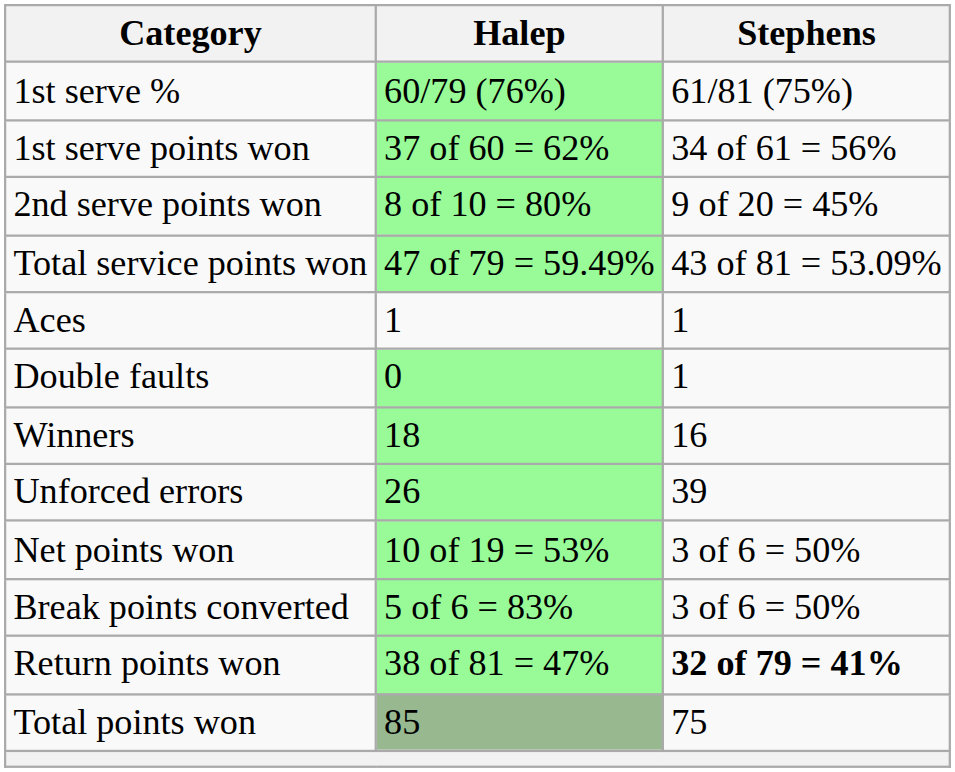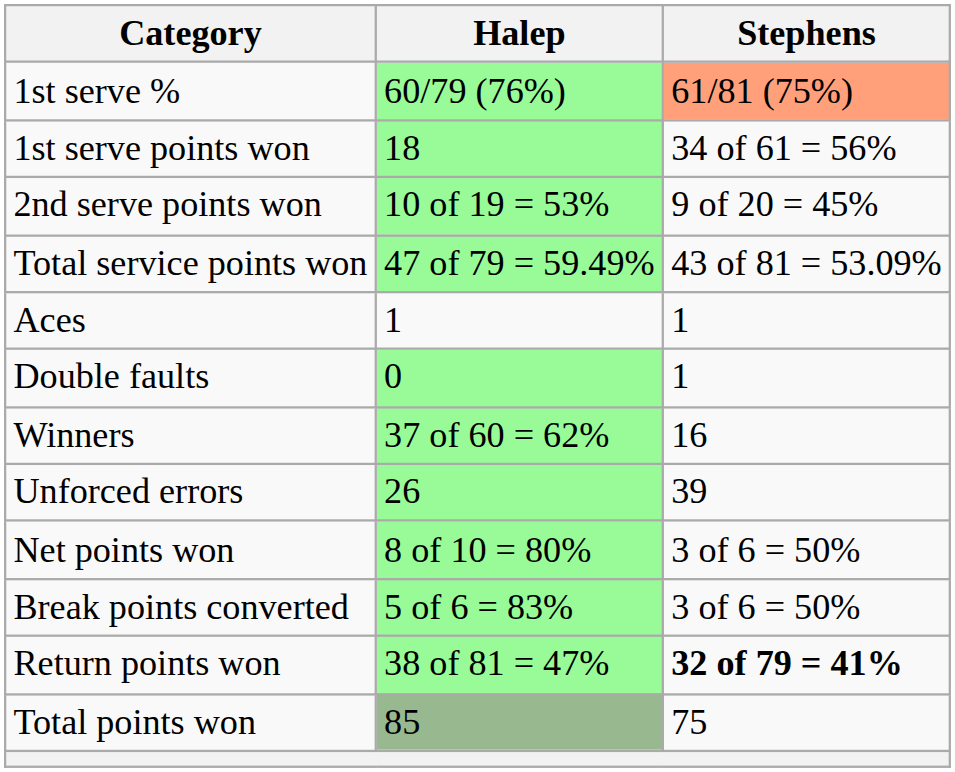(762, 90) no background -> (762, 90) lightsalmon background
(497, 147) 37 of 60 = 62% -> (402, 147) 18
(488, 205) 8 of 10 = 80% -> (497, 205) 10 of 19 = 53%
(402, 434) 18 -> (497, 434) 37 of 60 = 62%
(497, 549) 10 of 19 = 53% -> (488, 549) 8 of 10 = 80%
